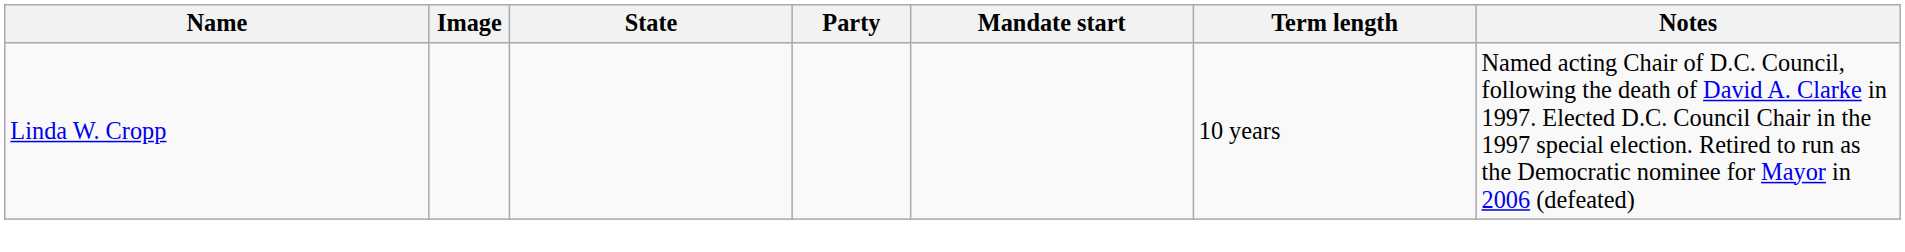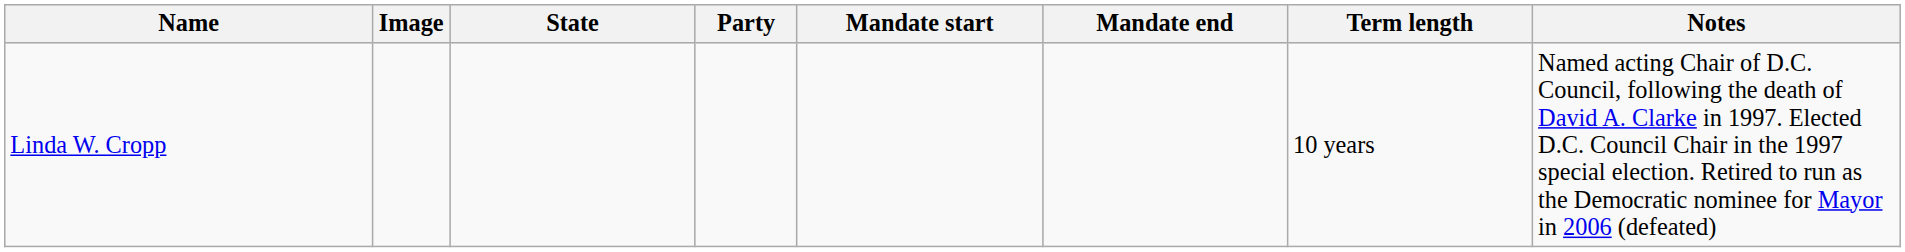+ column: (1165, 23)
